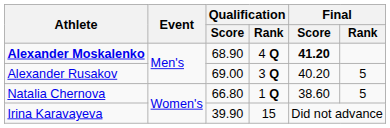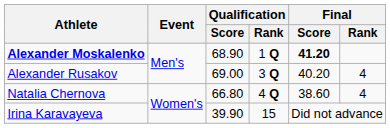(269, 54) 4 Q -> (269, 54) 1 Q
(363, 74) 5 -> (363, 74) 4
(269, 94) 1 Q -> (269, 94) 4 Q
(363, 94) 5 -> (363, 94) 4
